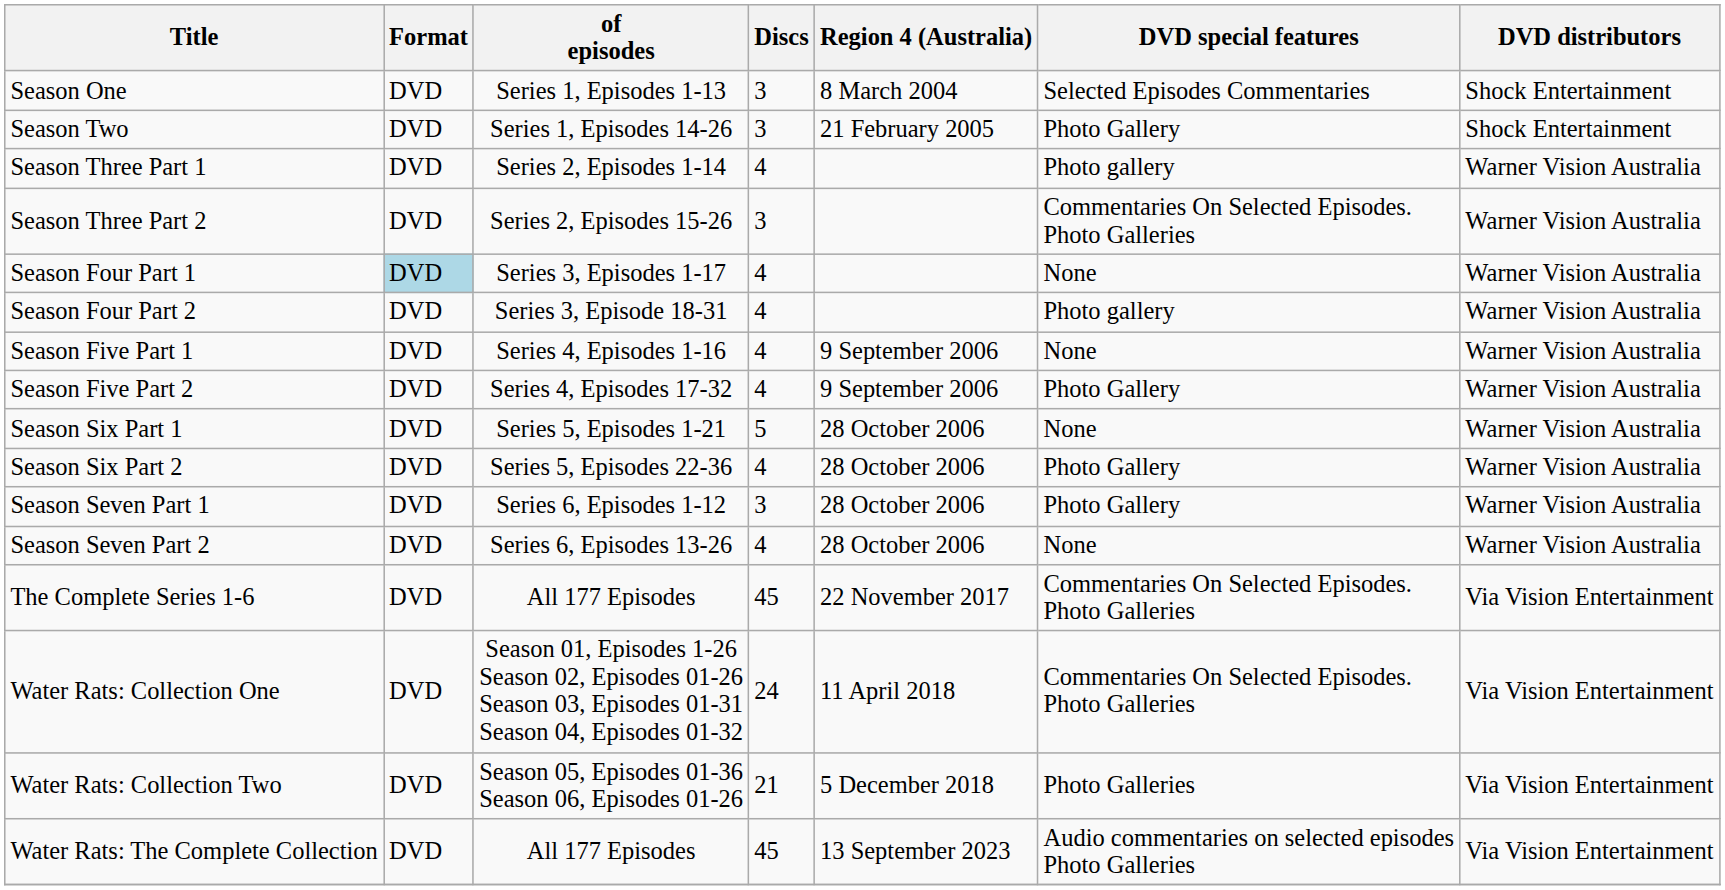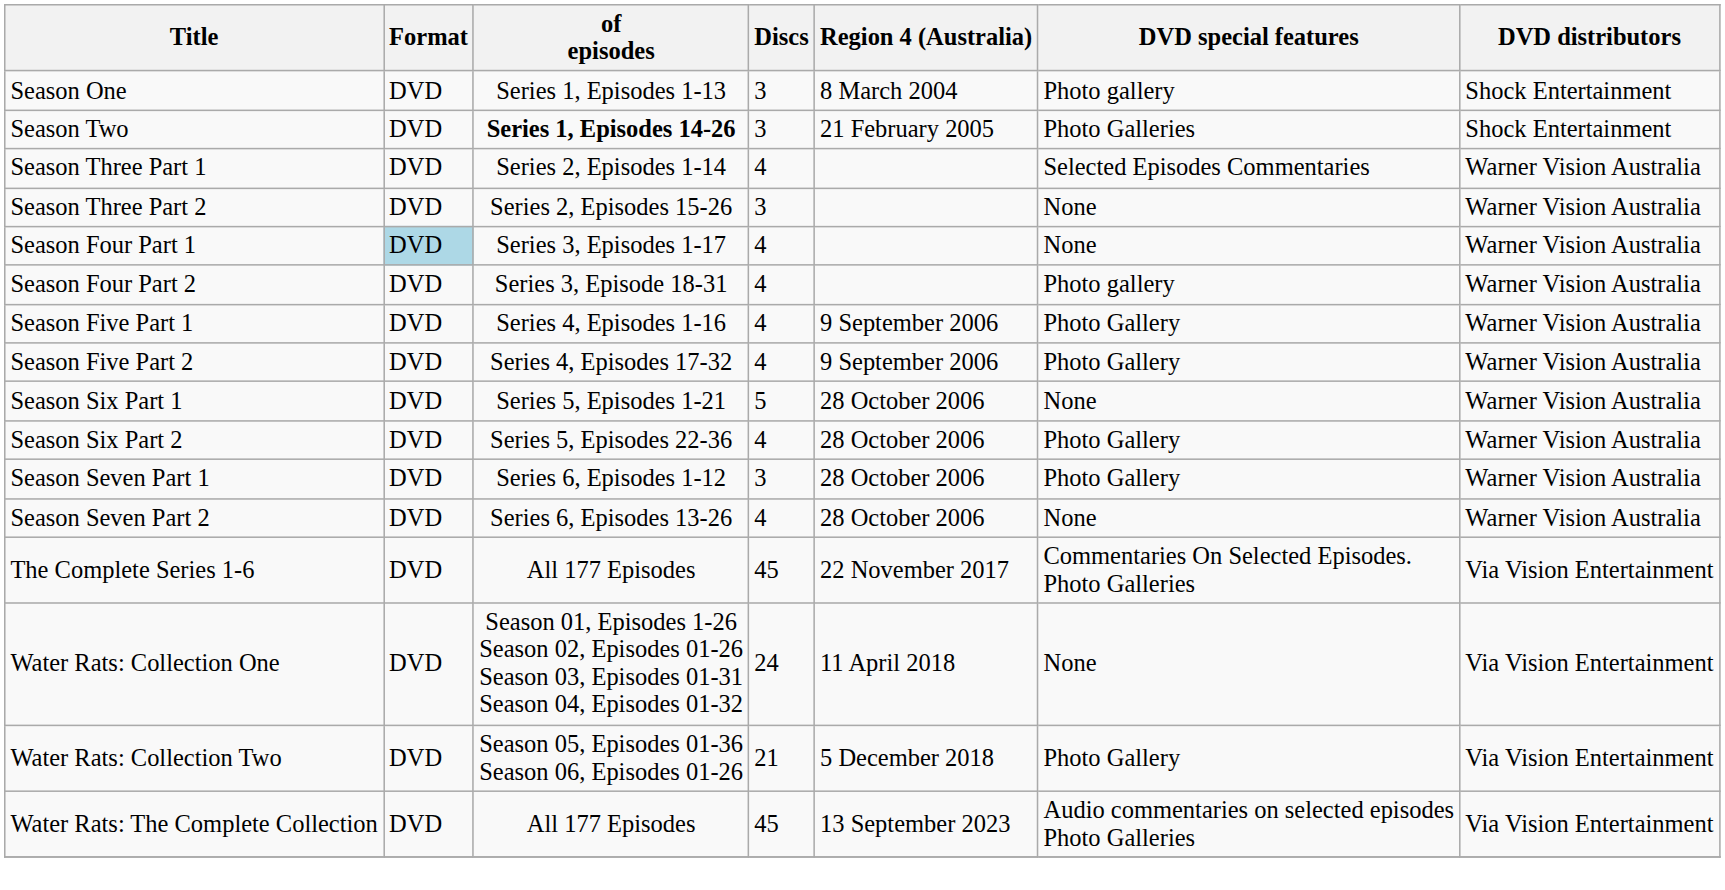(1207, 90) Selected Episodes Commentaries -> (1109, 90) Photo gallery
(611, 129) normal -> (611, 129) bold
(1112, 129) Photo Gallery -> (1119, 129) Photo Galleries
(1109, 167) Photo gallery -> (1207, 167) Selected Episodes Commentaries
(1228, 220) Commentaries On Selected Episodes. Photo Galleries -> (1070, 206) None
(1070, 350) None -> (1112, 323) Photo Gallery
(1228, 691) Commentaries On Selected Episodes. Photo Galleries -> (1070, 663) None
(1119, 785) Photo Galleries -> (1112, 757) Photo Gallery
